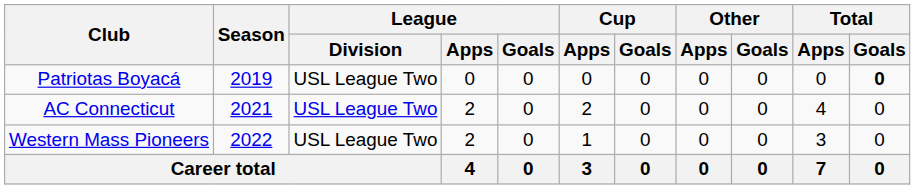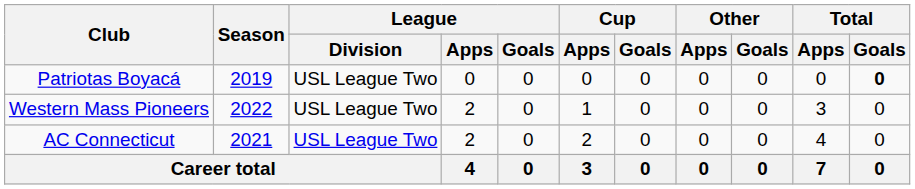rows swapped: (109, 109) <-> (109, 139)
